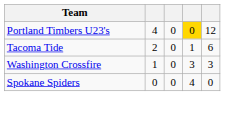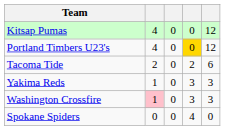+ row: (37, 30)
(192, 47) 1 -> (192, 64) 2
+ row: (36, 82)
(155, 64) no background -> (155, 99) pink background
